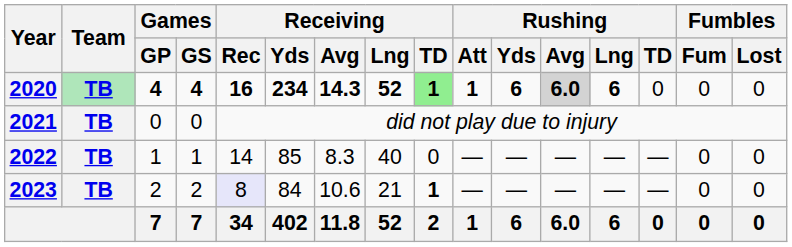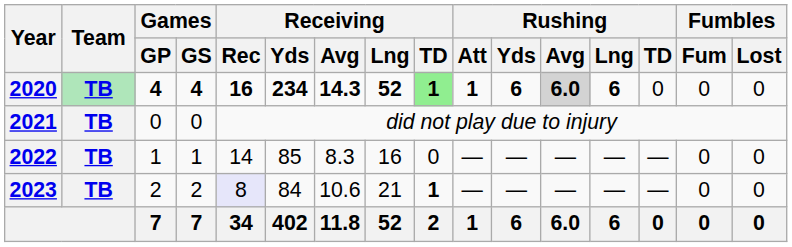(390, 156) 40 -> (390, 156) 16
